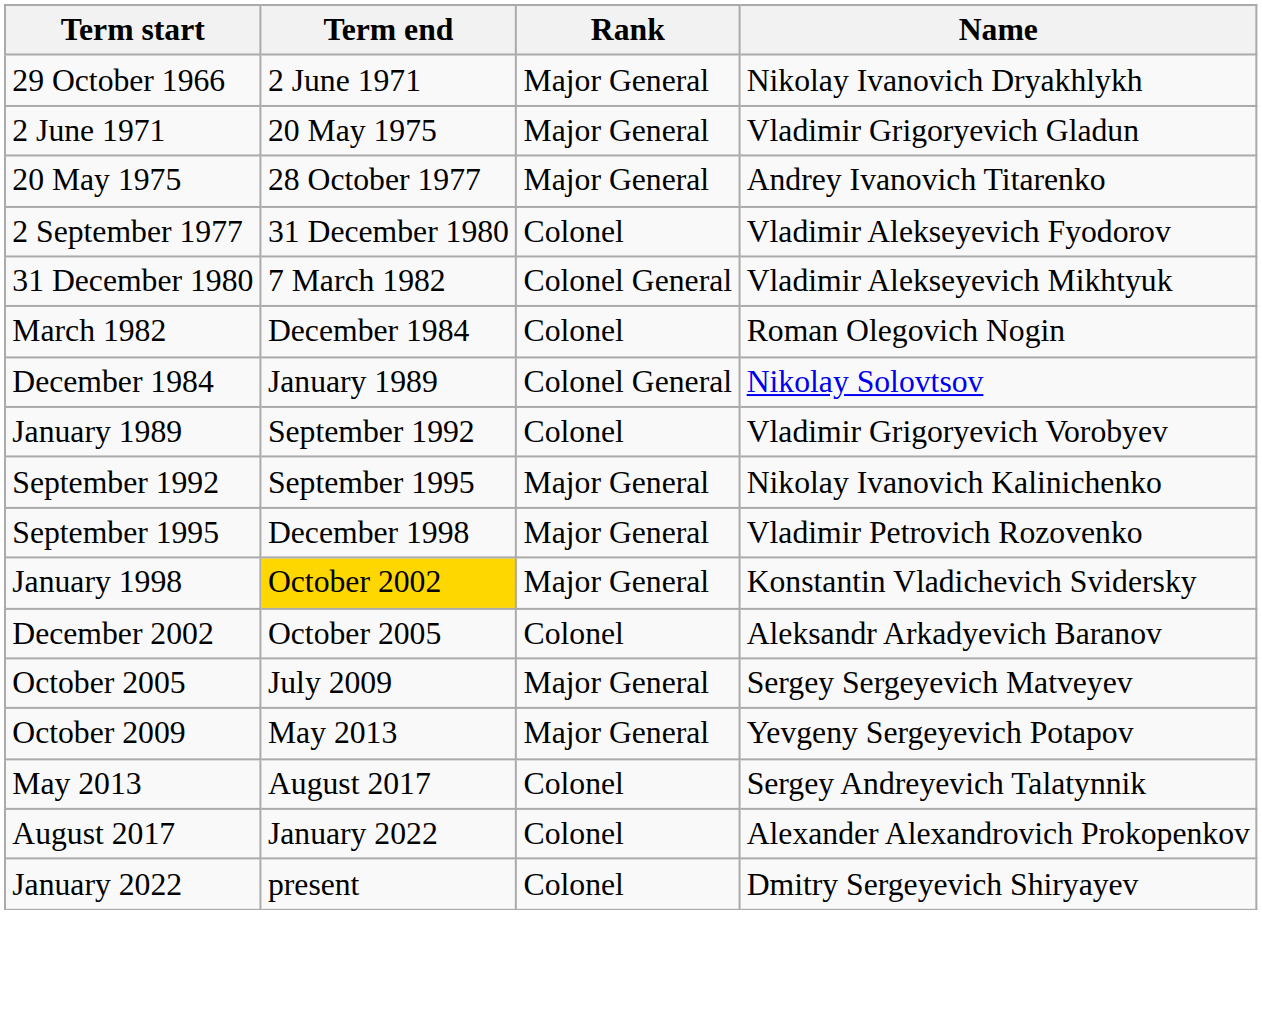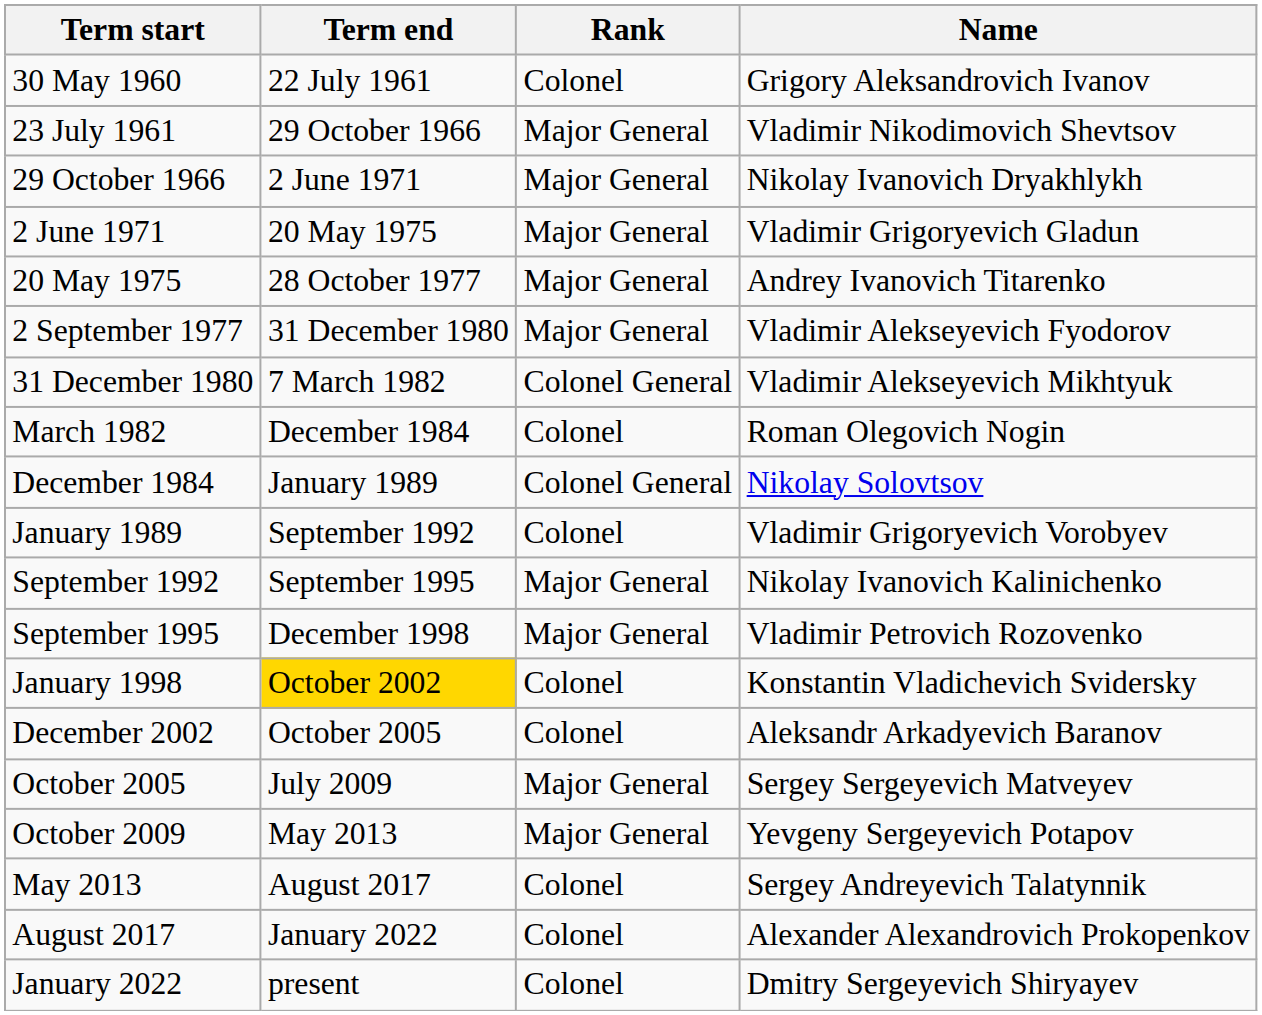+ row: (97, 79)
+ row: (94, 130)
(574, 230) Colonel -> (616, 331) Major General
(616, 582) Major General -> (574, 682) Colonel
